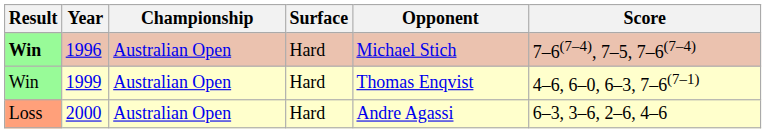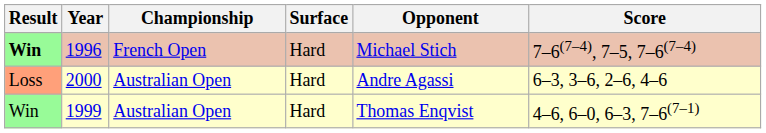(172, 49) Australian Open -> (160, 49) French Open
rows swapped: (84, 82) <-> (84, 113)
